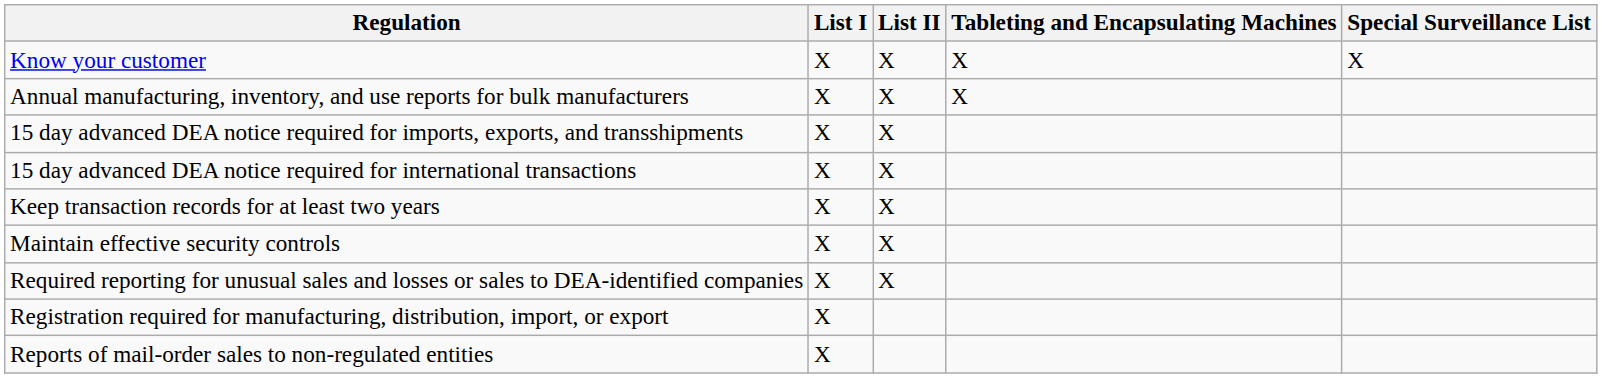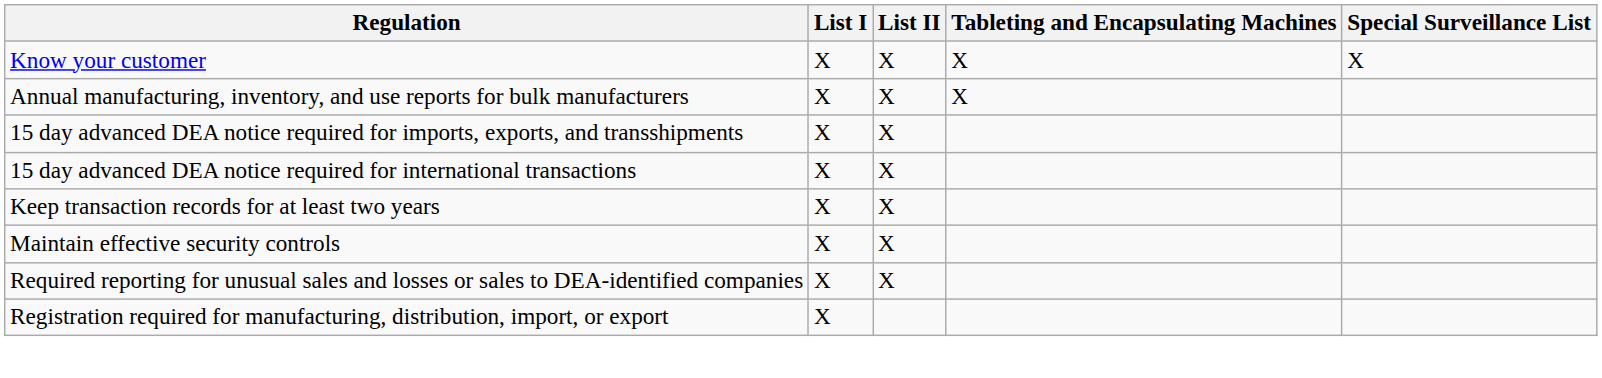- row: (252, 354)
